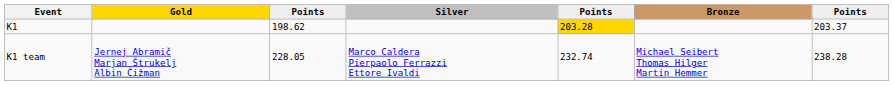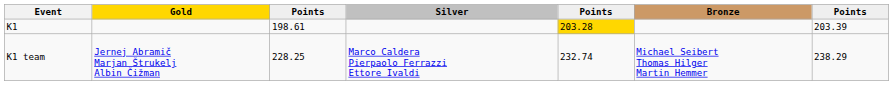(288, 27) 198.62 -> (288, 27) 198.61
(831, 27) 203.37 -> (831, 27) 203.39
(288, 57) 228.05 -> (288, 57) 228.25
(831, 57) 238.28 -> (831, 57) 238.29
